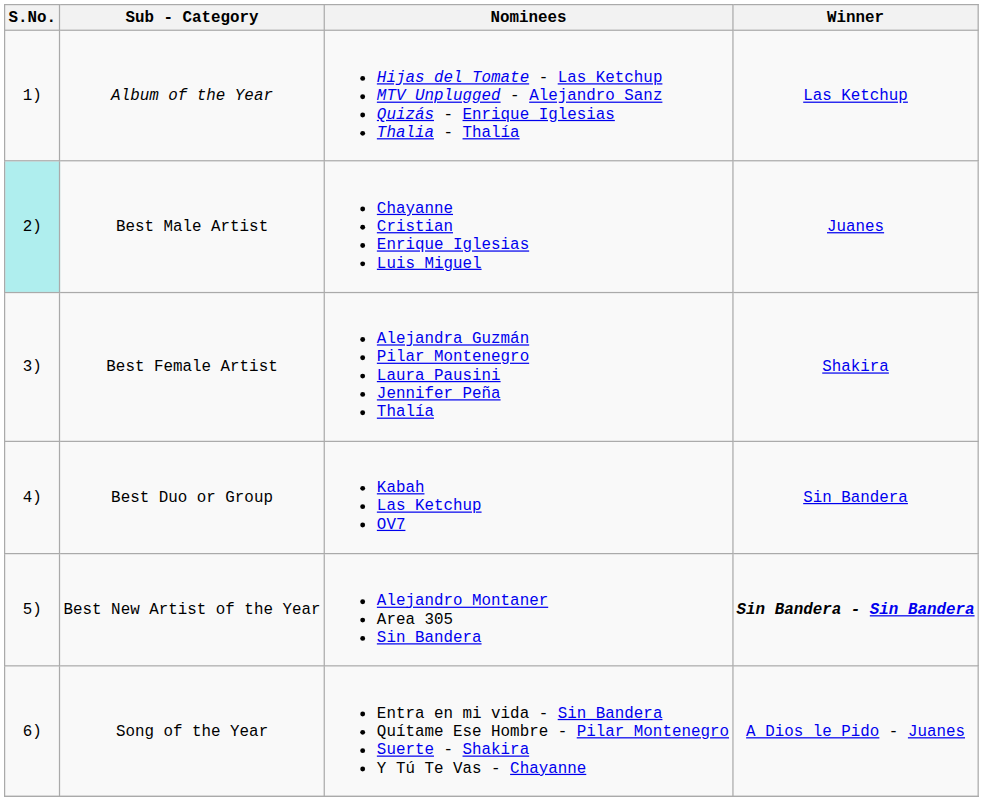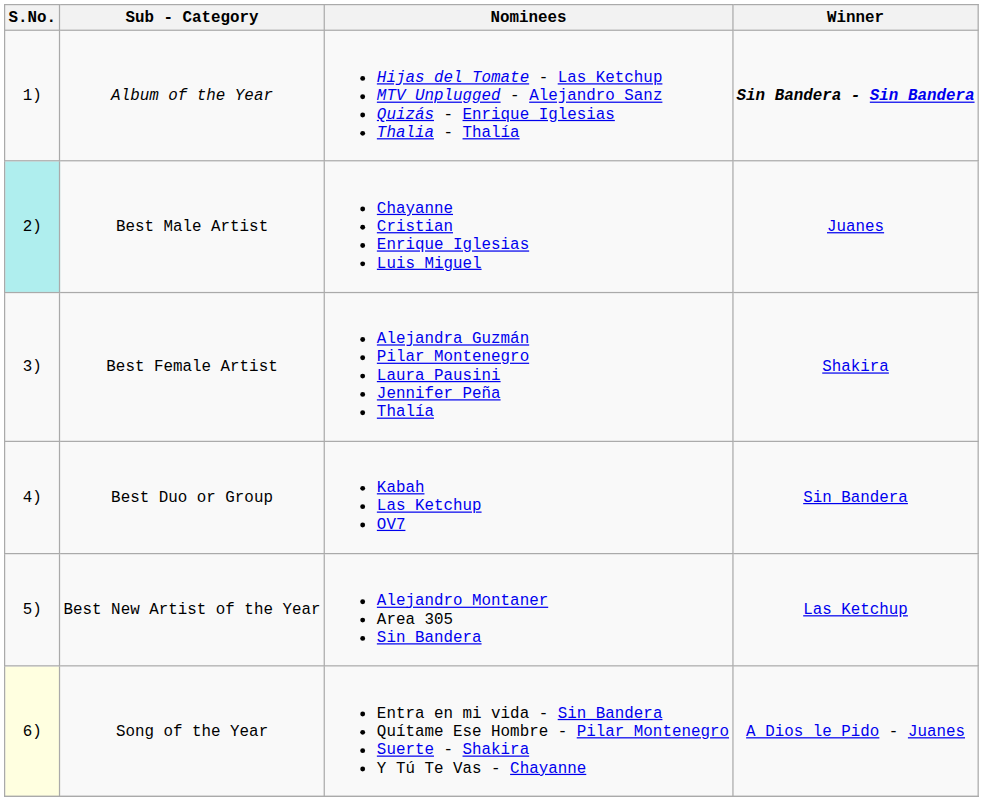(856, 96) Las Ketchup -> (856, 96) Sin Bandera - Sin Bandera
(856, 610) Sin Bandera - Sin Bandera -> (856, 610) Las Ketchup
(32, 731) no background -> (32, 731) lightyellow background
